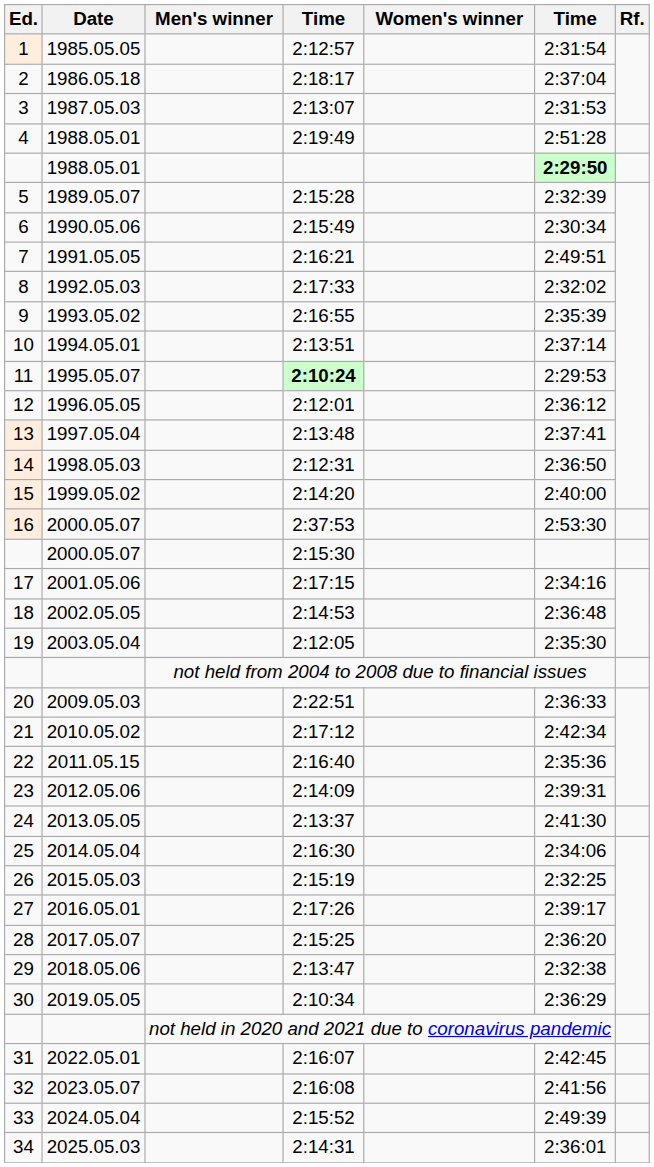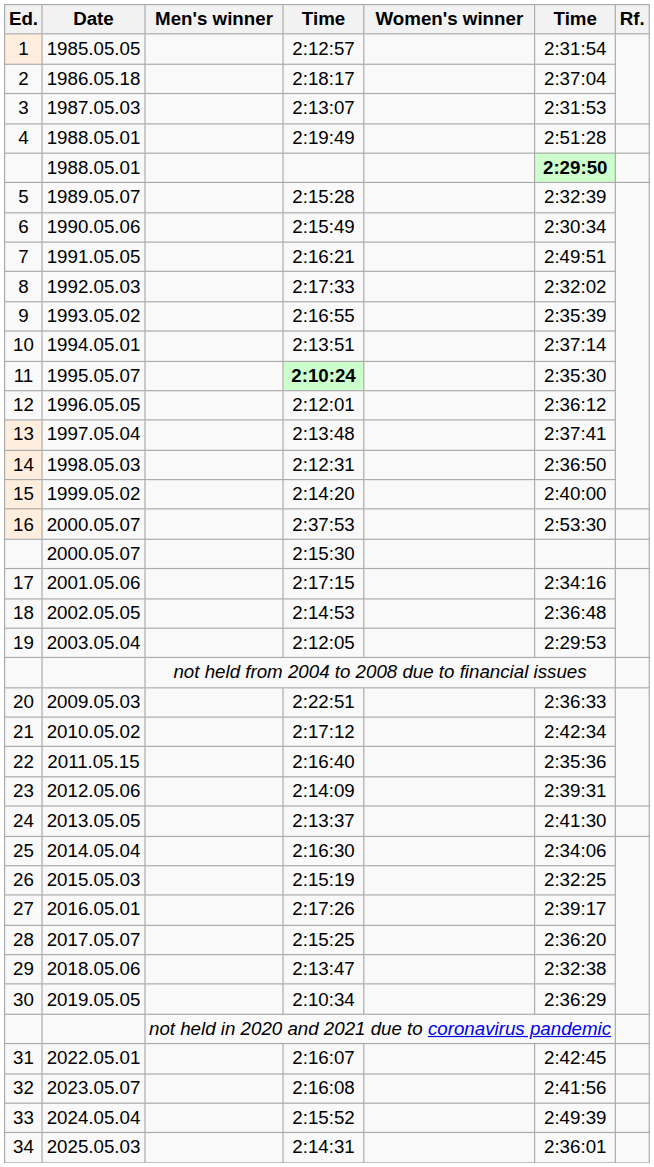(575, 375) 2:29:53 -> (575, 375) 2:35:30
(575, 642) 2:35:30 -> (575, 642) 2:29:53
